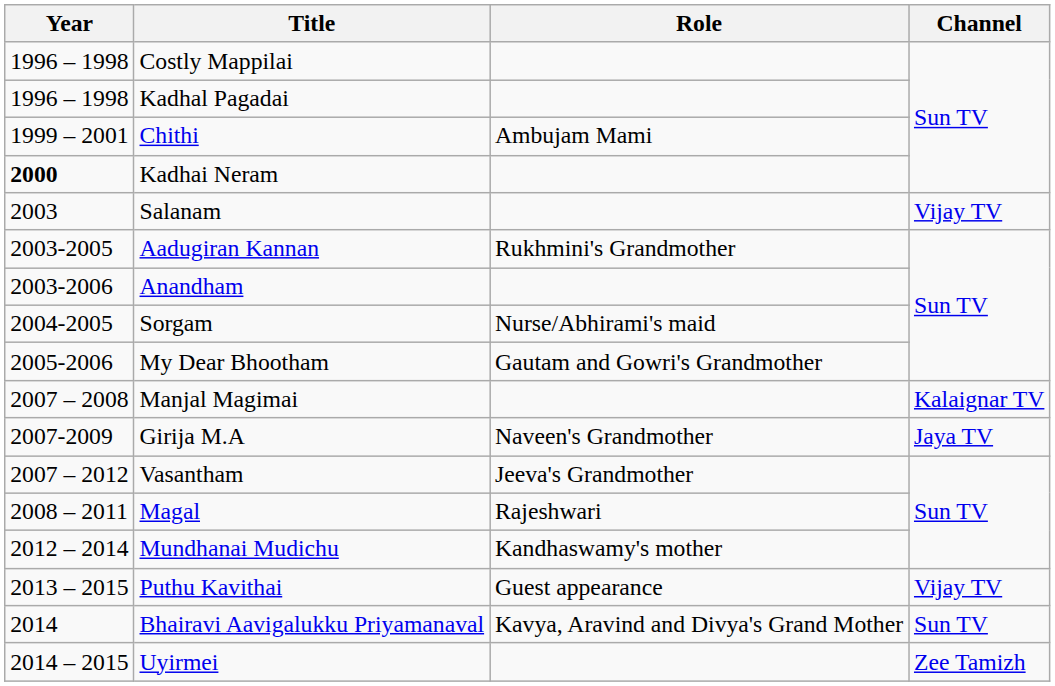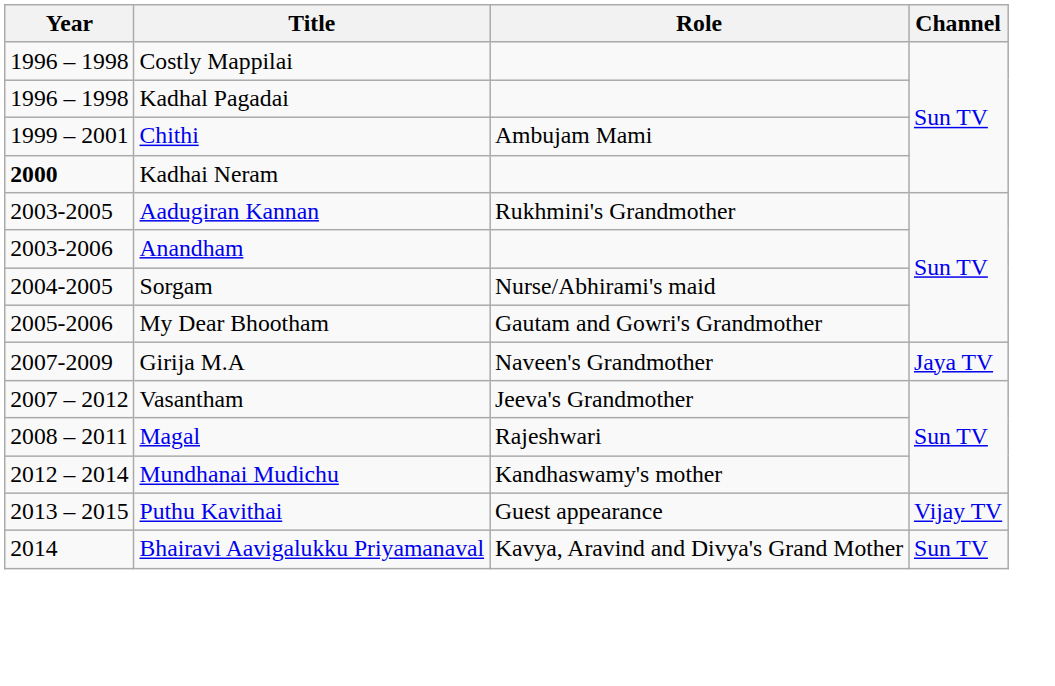- row: (180, 211)
- row: (219, 398)
- row: (179, 661)
